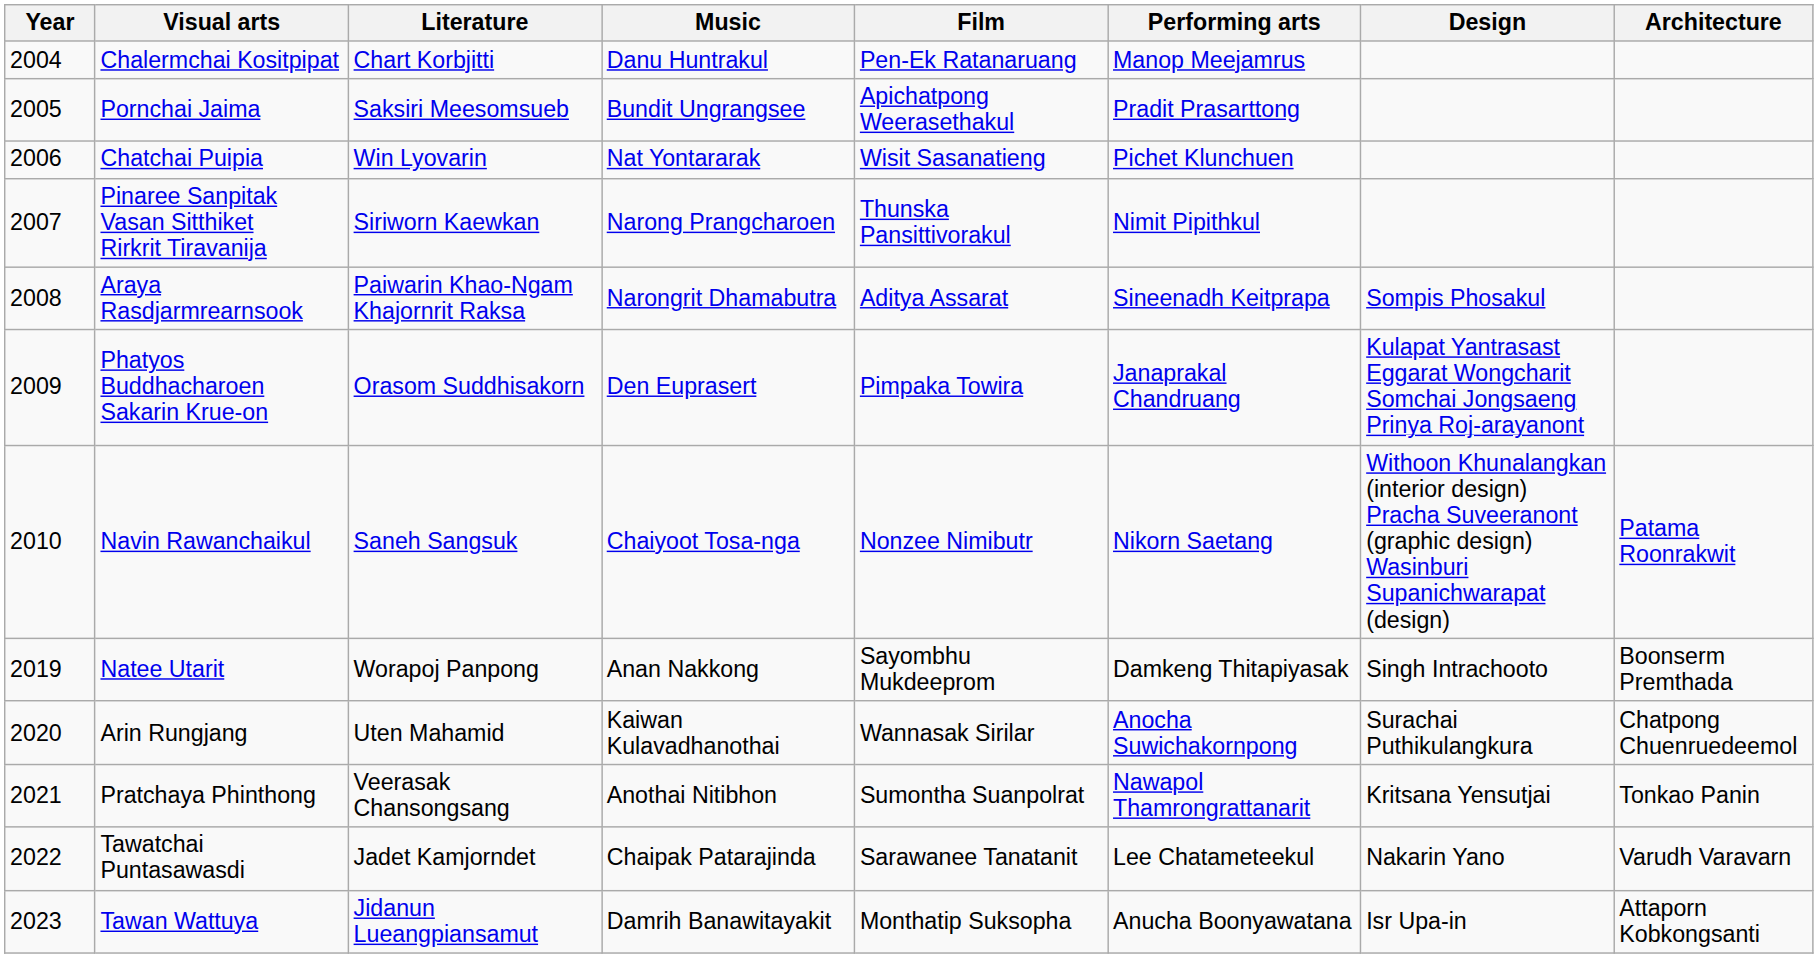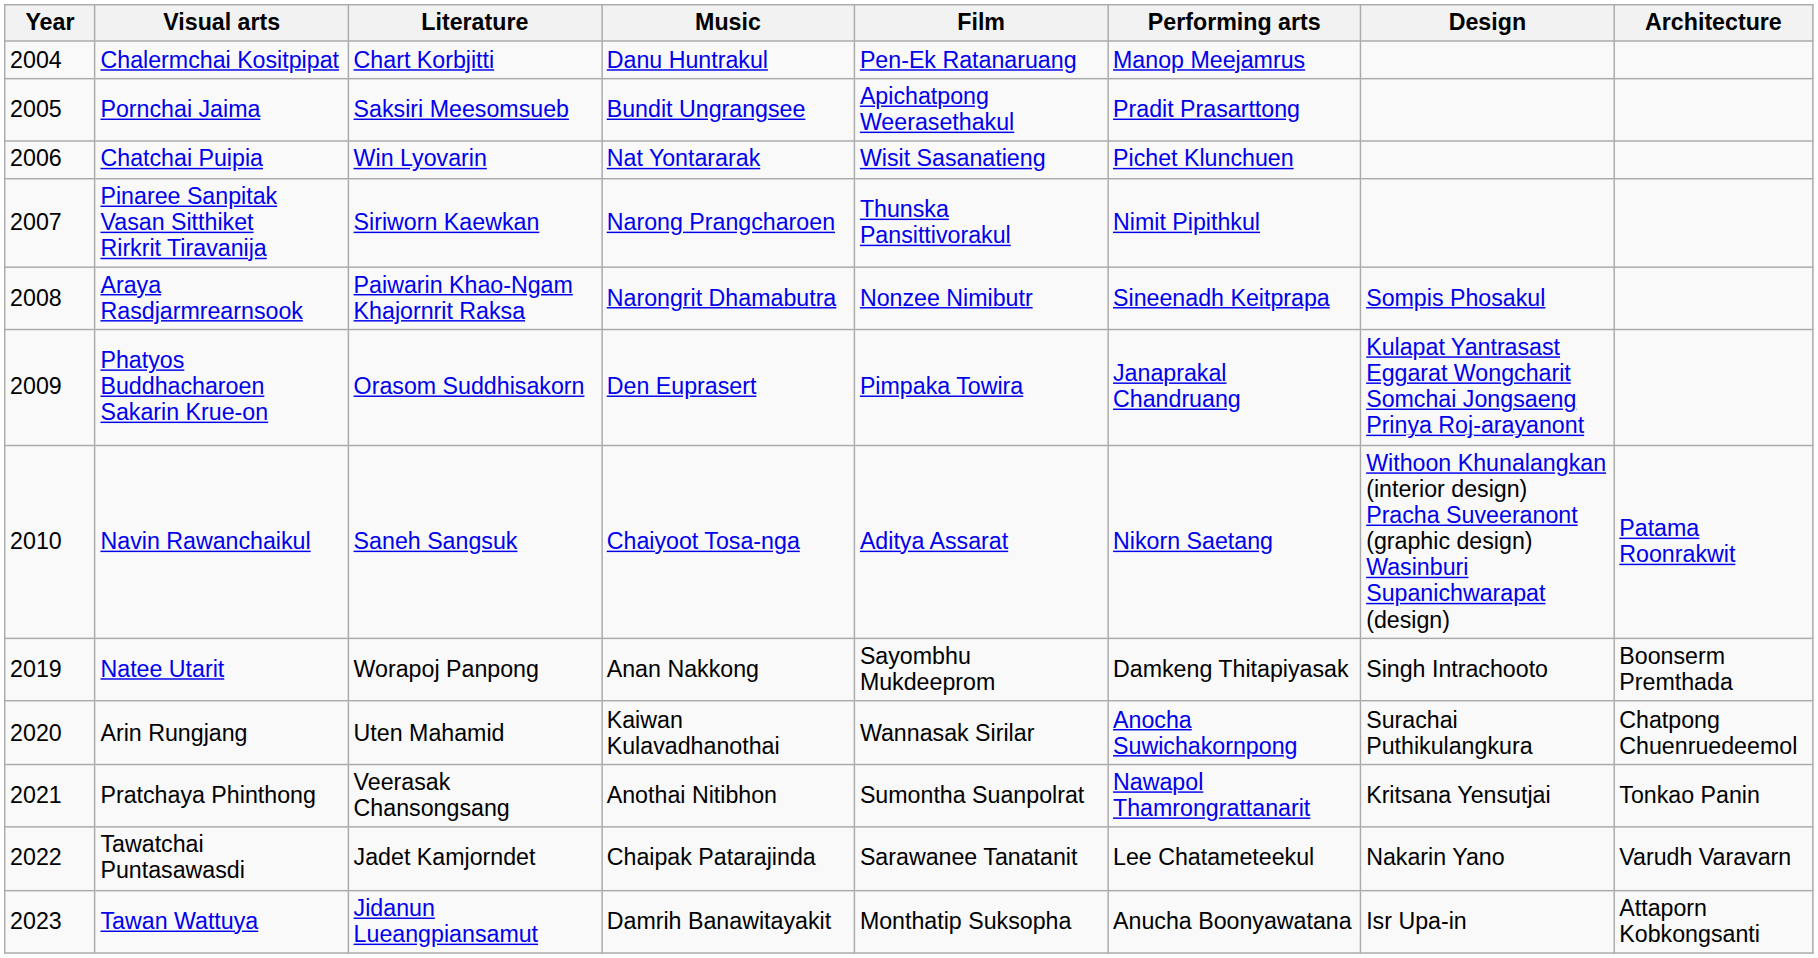(934, 298) Aditya Assarat -> (946, 298) Nonzee Nimibutr
(946, 541) Nonzee Nimibutr -> (934, 541) Aditya Assarat
